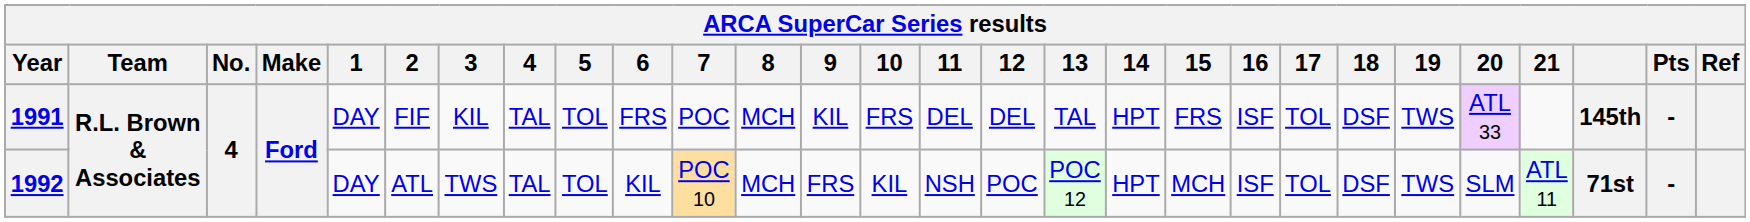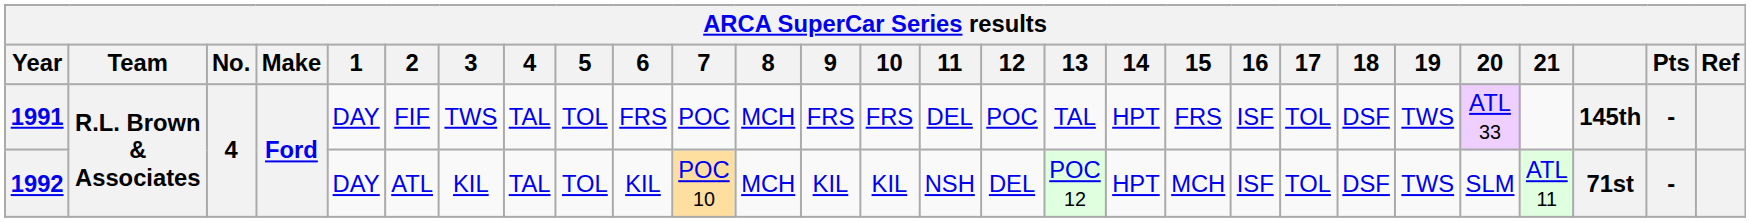(471, 117) KIL -> (471, 117) TWS
(830, 117) KIL -> (830, 117) FRS
(1012, 117) DEL -> (1012, 117) POC
(471, 184) TWS -> (471, 184) KIL
(830, 184) FRS -> (830, 184) KIL
(1012, 184) POC -> (1012, 184) DEL
